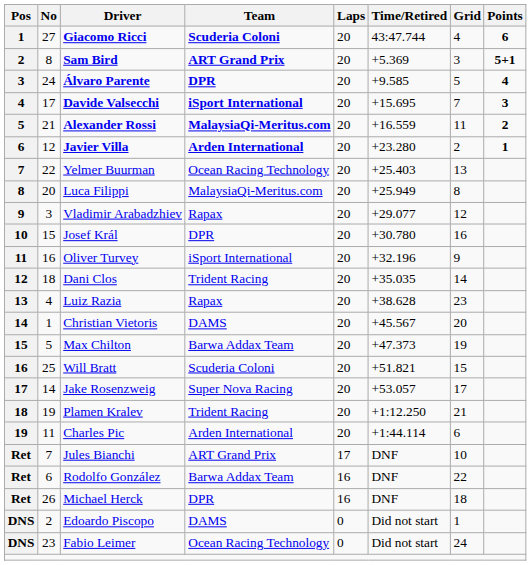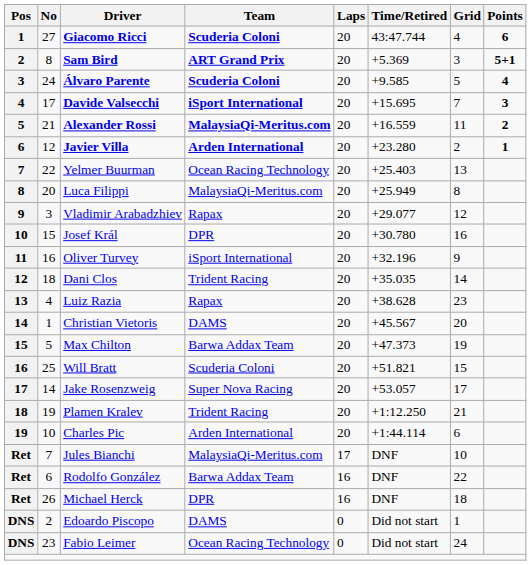(202, 81) DPR -> (234, 81) Scuderia Coloni
(49, 432) 11 -> (49, 432) 10
(232, 454) ART Grand Prix -> (255, 454) MalaysiaQi-Meritus.com
